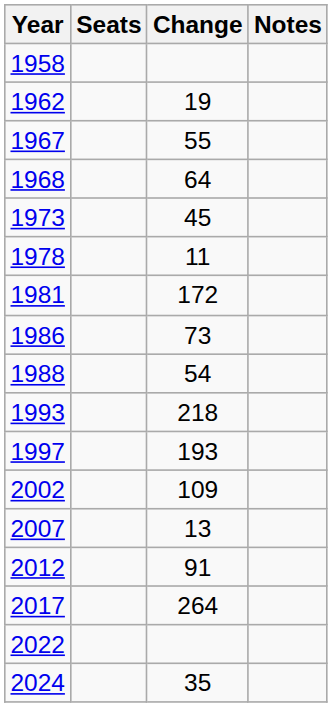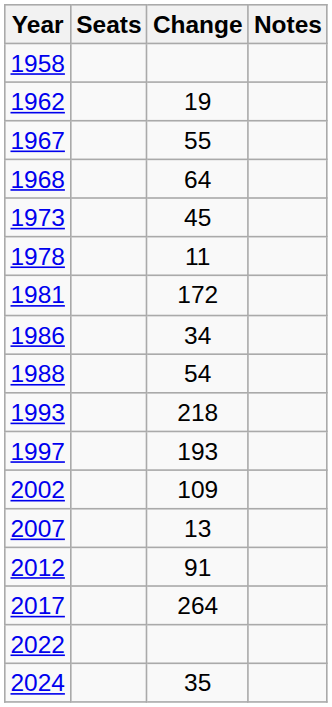(198, 334) 73 -> (198, 334) 34
